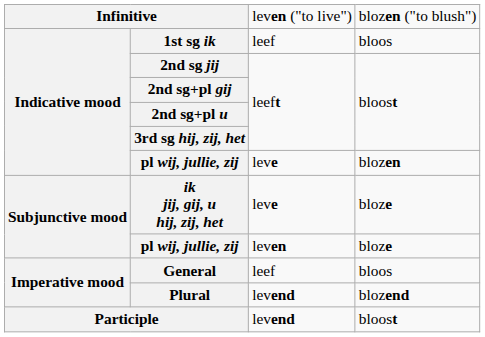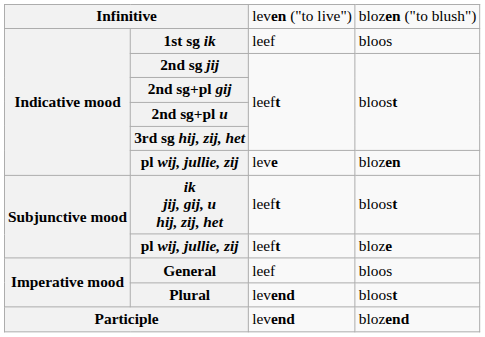(265, 204) leve -> (266, 204) leeft
(375, 204) bloze -> (378, 204) bloost
(269, 246) leven -> (266, 246) leeft
(384, 294) blozend -> (378, 294) bloost
(378, 319) bloost -> (384, 319) blozend
